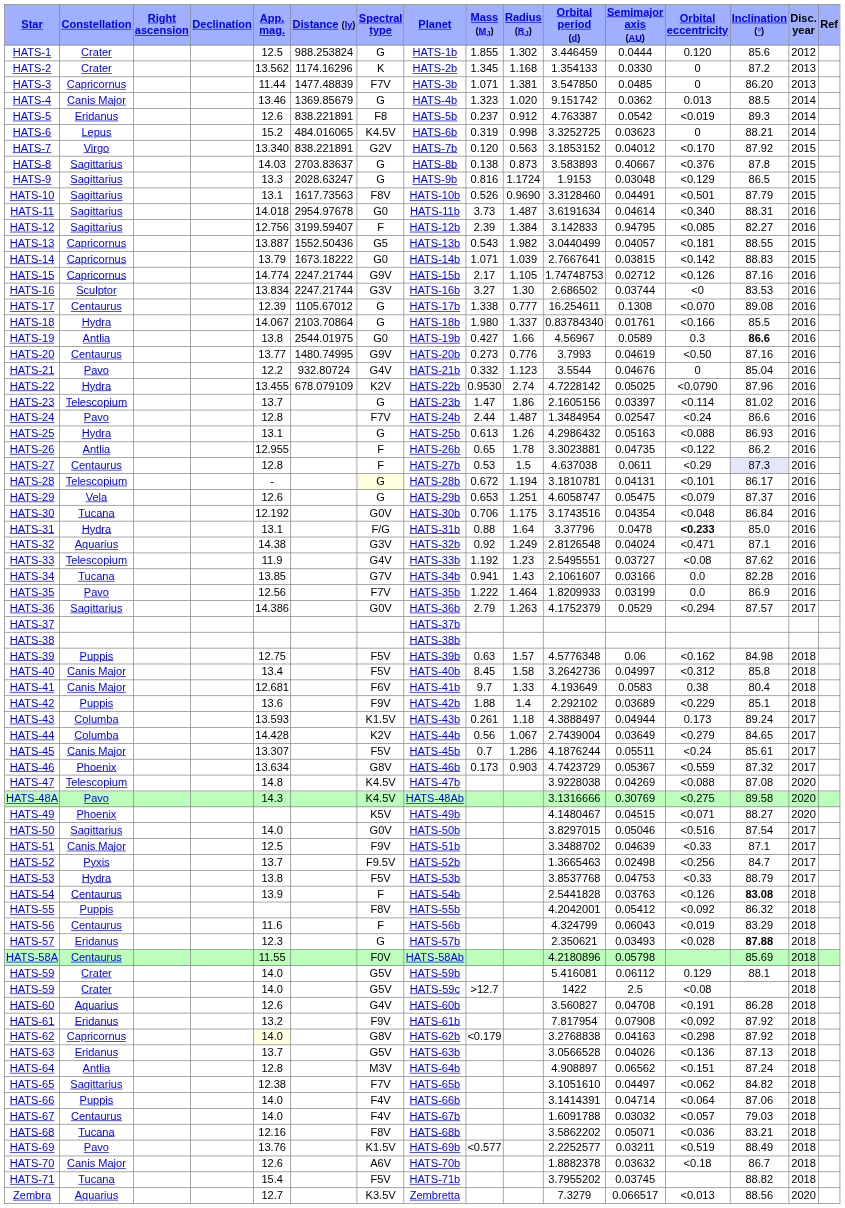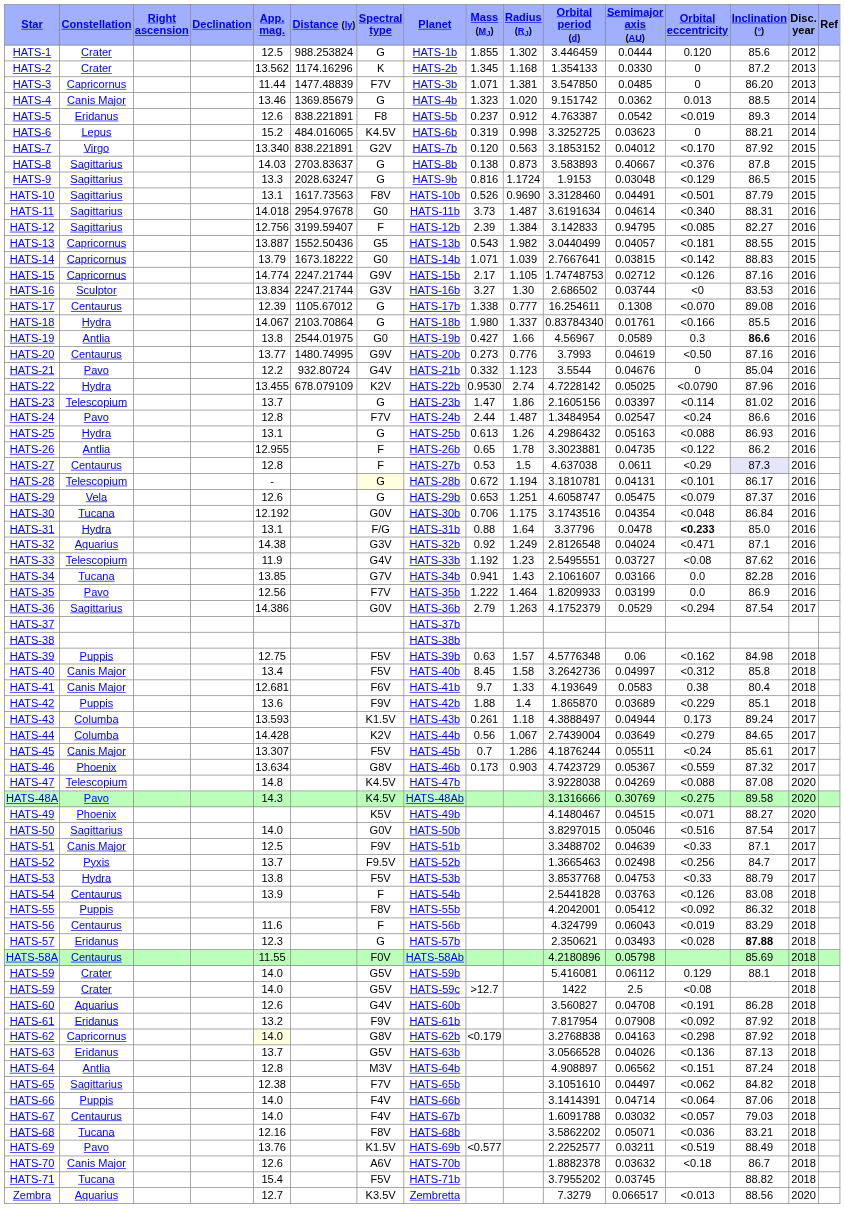(759, 608) 87.57 -> (759, 608) 87.54
(574, 703) 2.292102 -> (574, 703) 1.865870
(759, 894) bold -> (759, 894) normal
